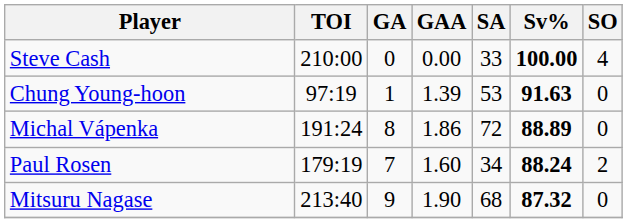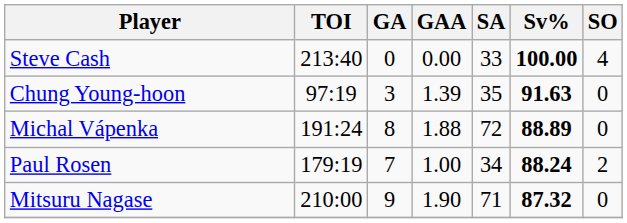(331, 57) 210:00 -> (331, 57) 213:40
(390, 93) 1 -> (390, 93) 3
(491, 93) 53 -> (491, 93) 35
(442, 128) 1.86 -> (442, 128) 1.88
(442, 164) 1.60 -> (442, 164) 1.00
(331, 199) 213:40 -> (331, 199) 210:00
(491, 199) 68 -> (491, 199) 71
